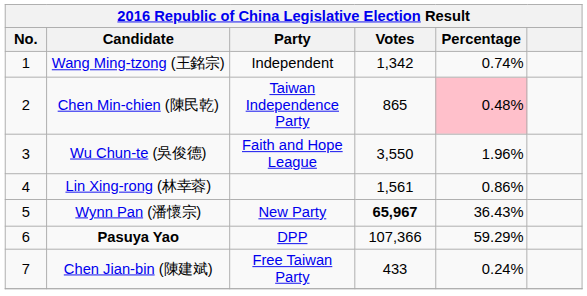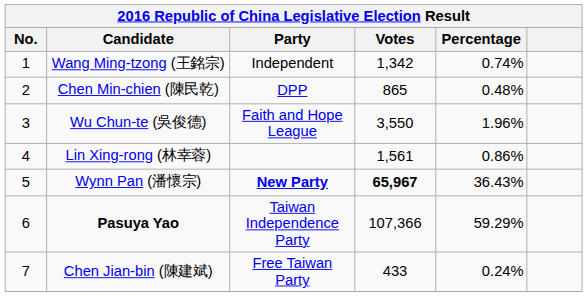(292, 105) Taiwan Independence Party -> (292, 90) DPP
(503, 105) pink background -> (503, 90) no background
(292, 212) normal -> (292, 182) bold
(292, 237) DPP -> (292, 223) Taiwan Independence Party
